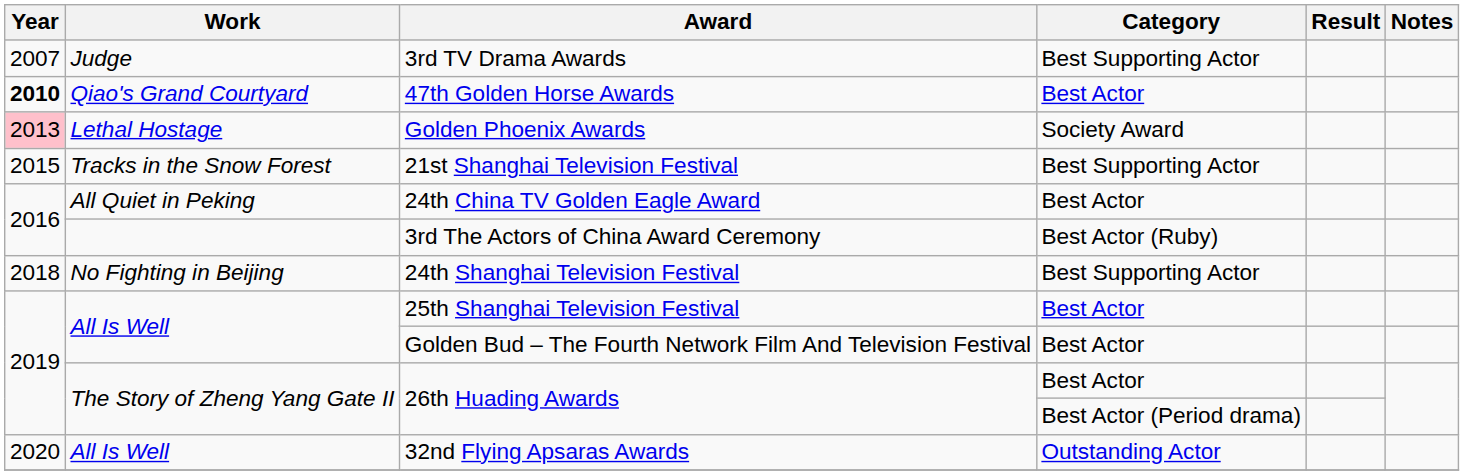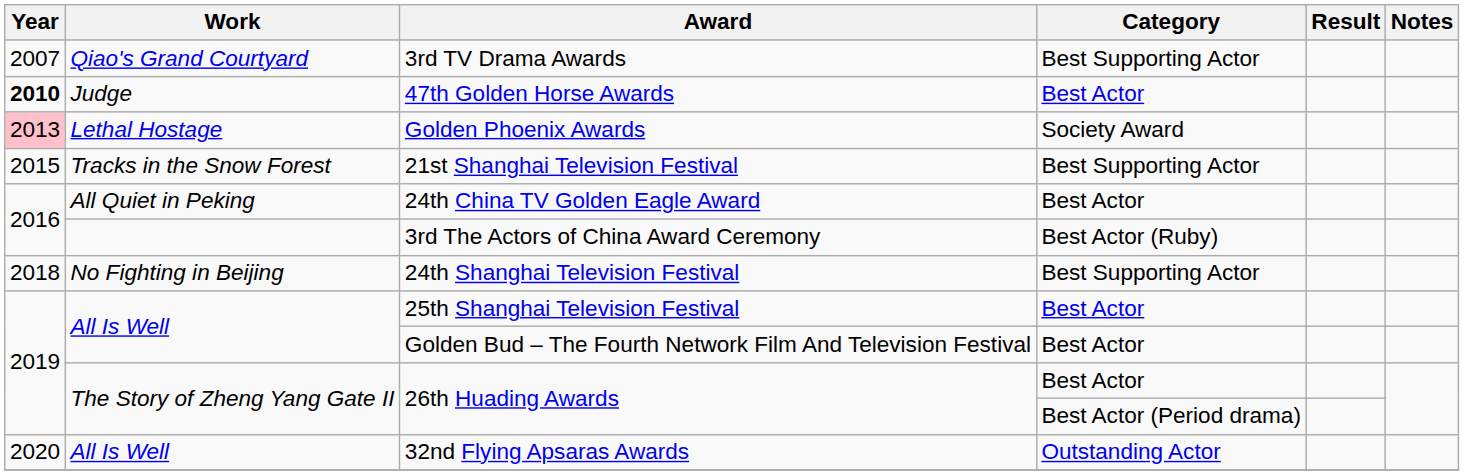(101, 58) Judge -> (189, 58) Qiao's Grand Courtyard
(189, 93) Qiao's Grand Courtyard -> (101, 93) Judge
